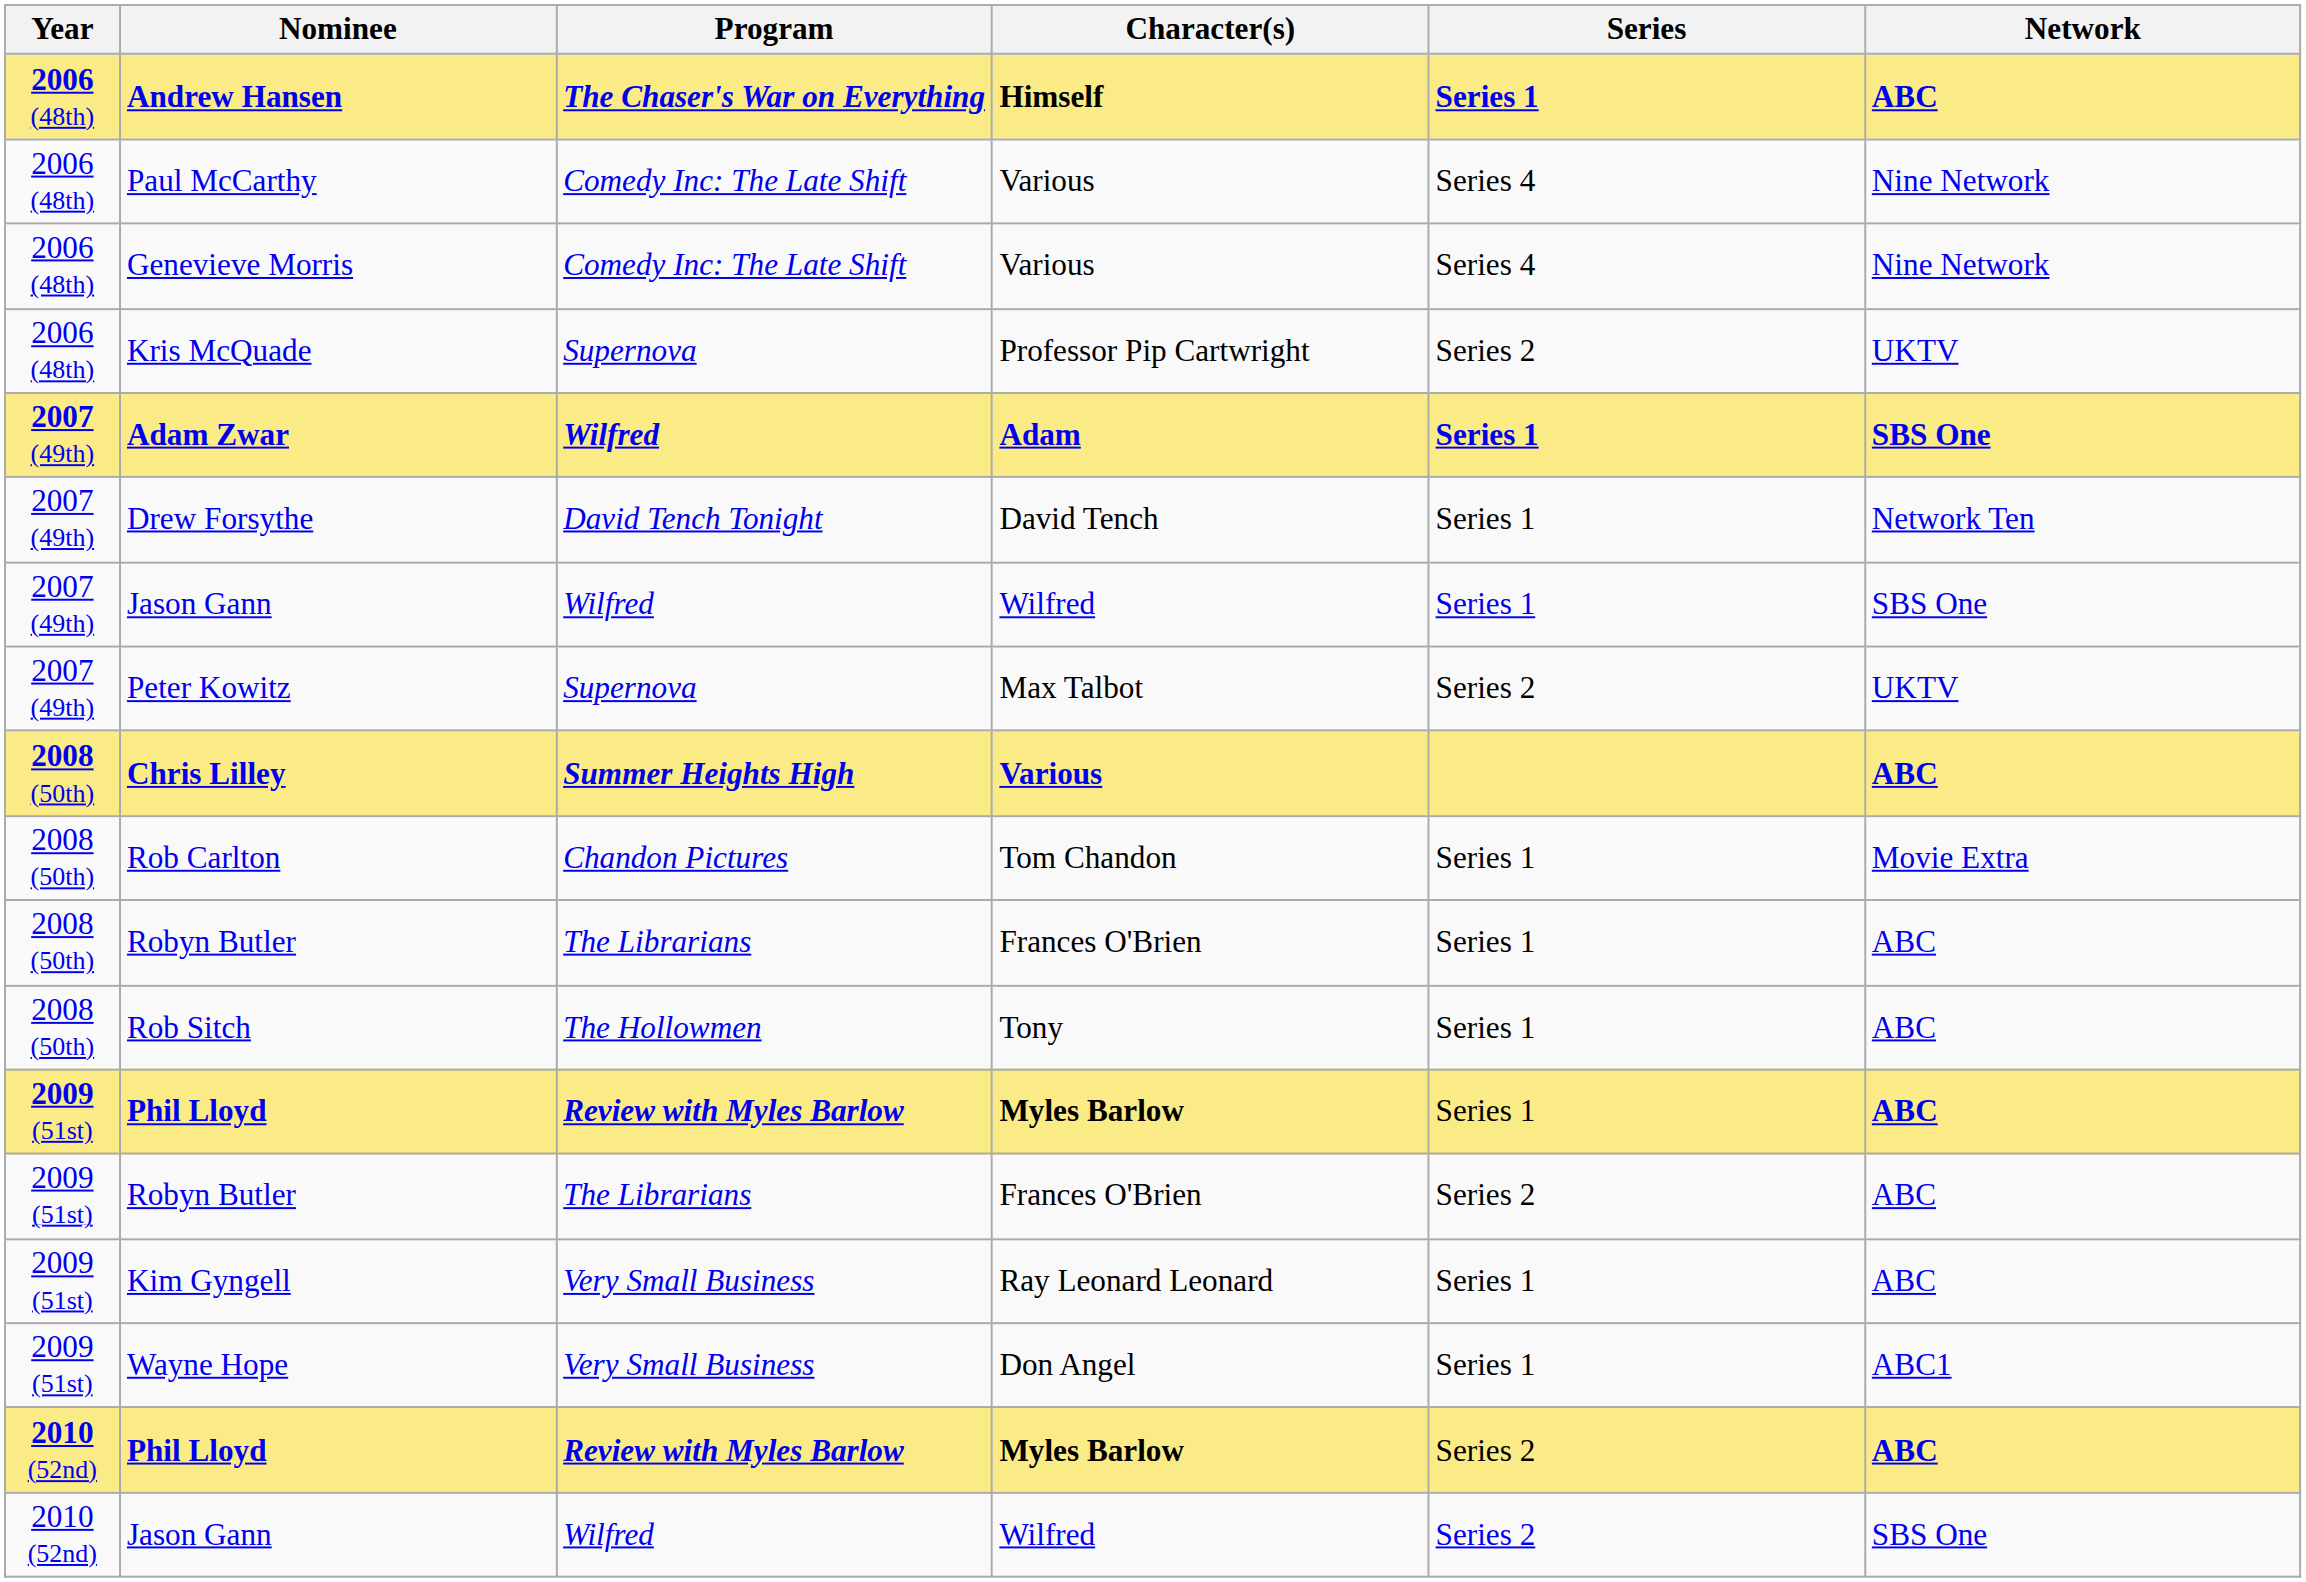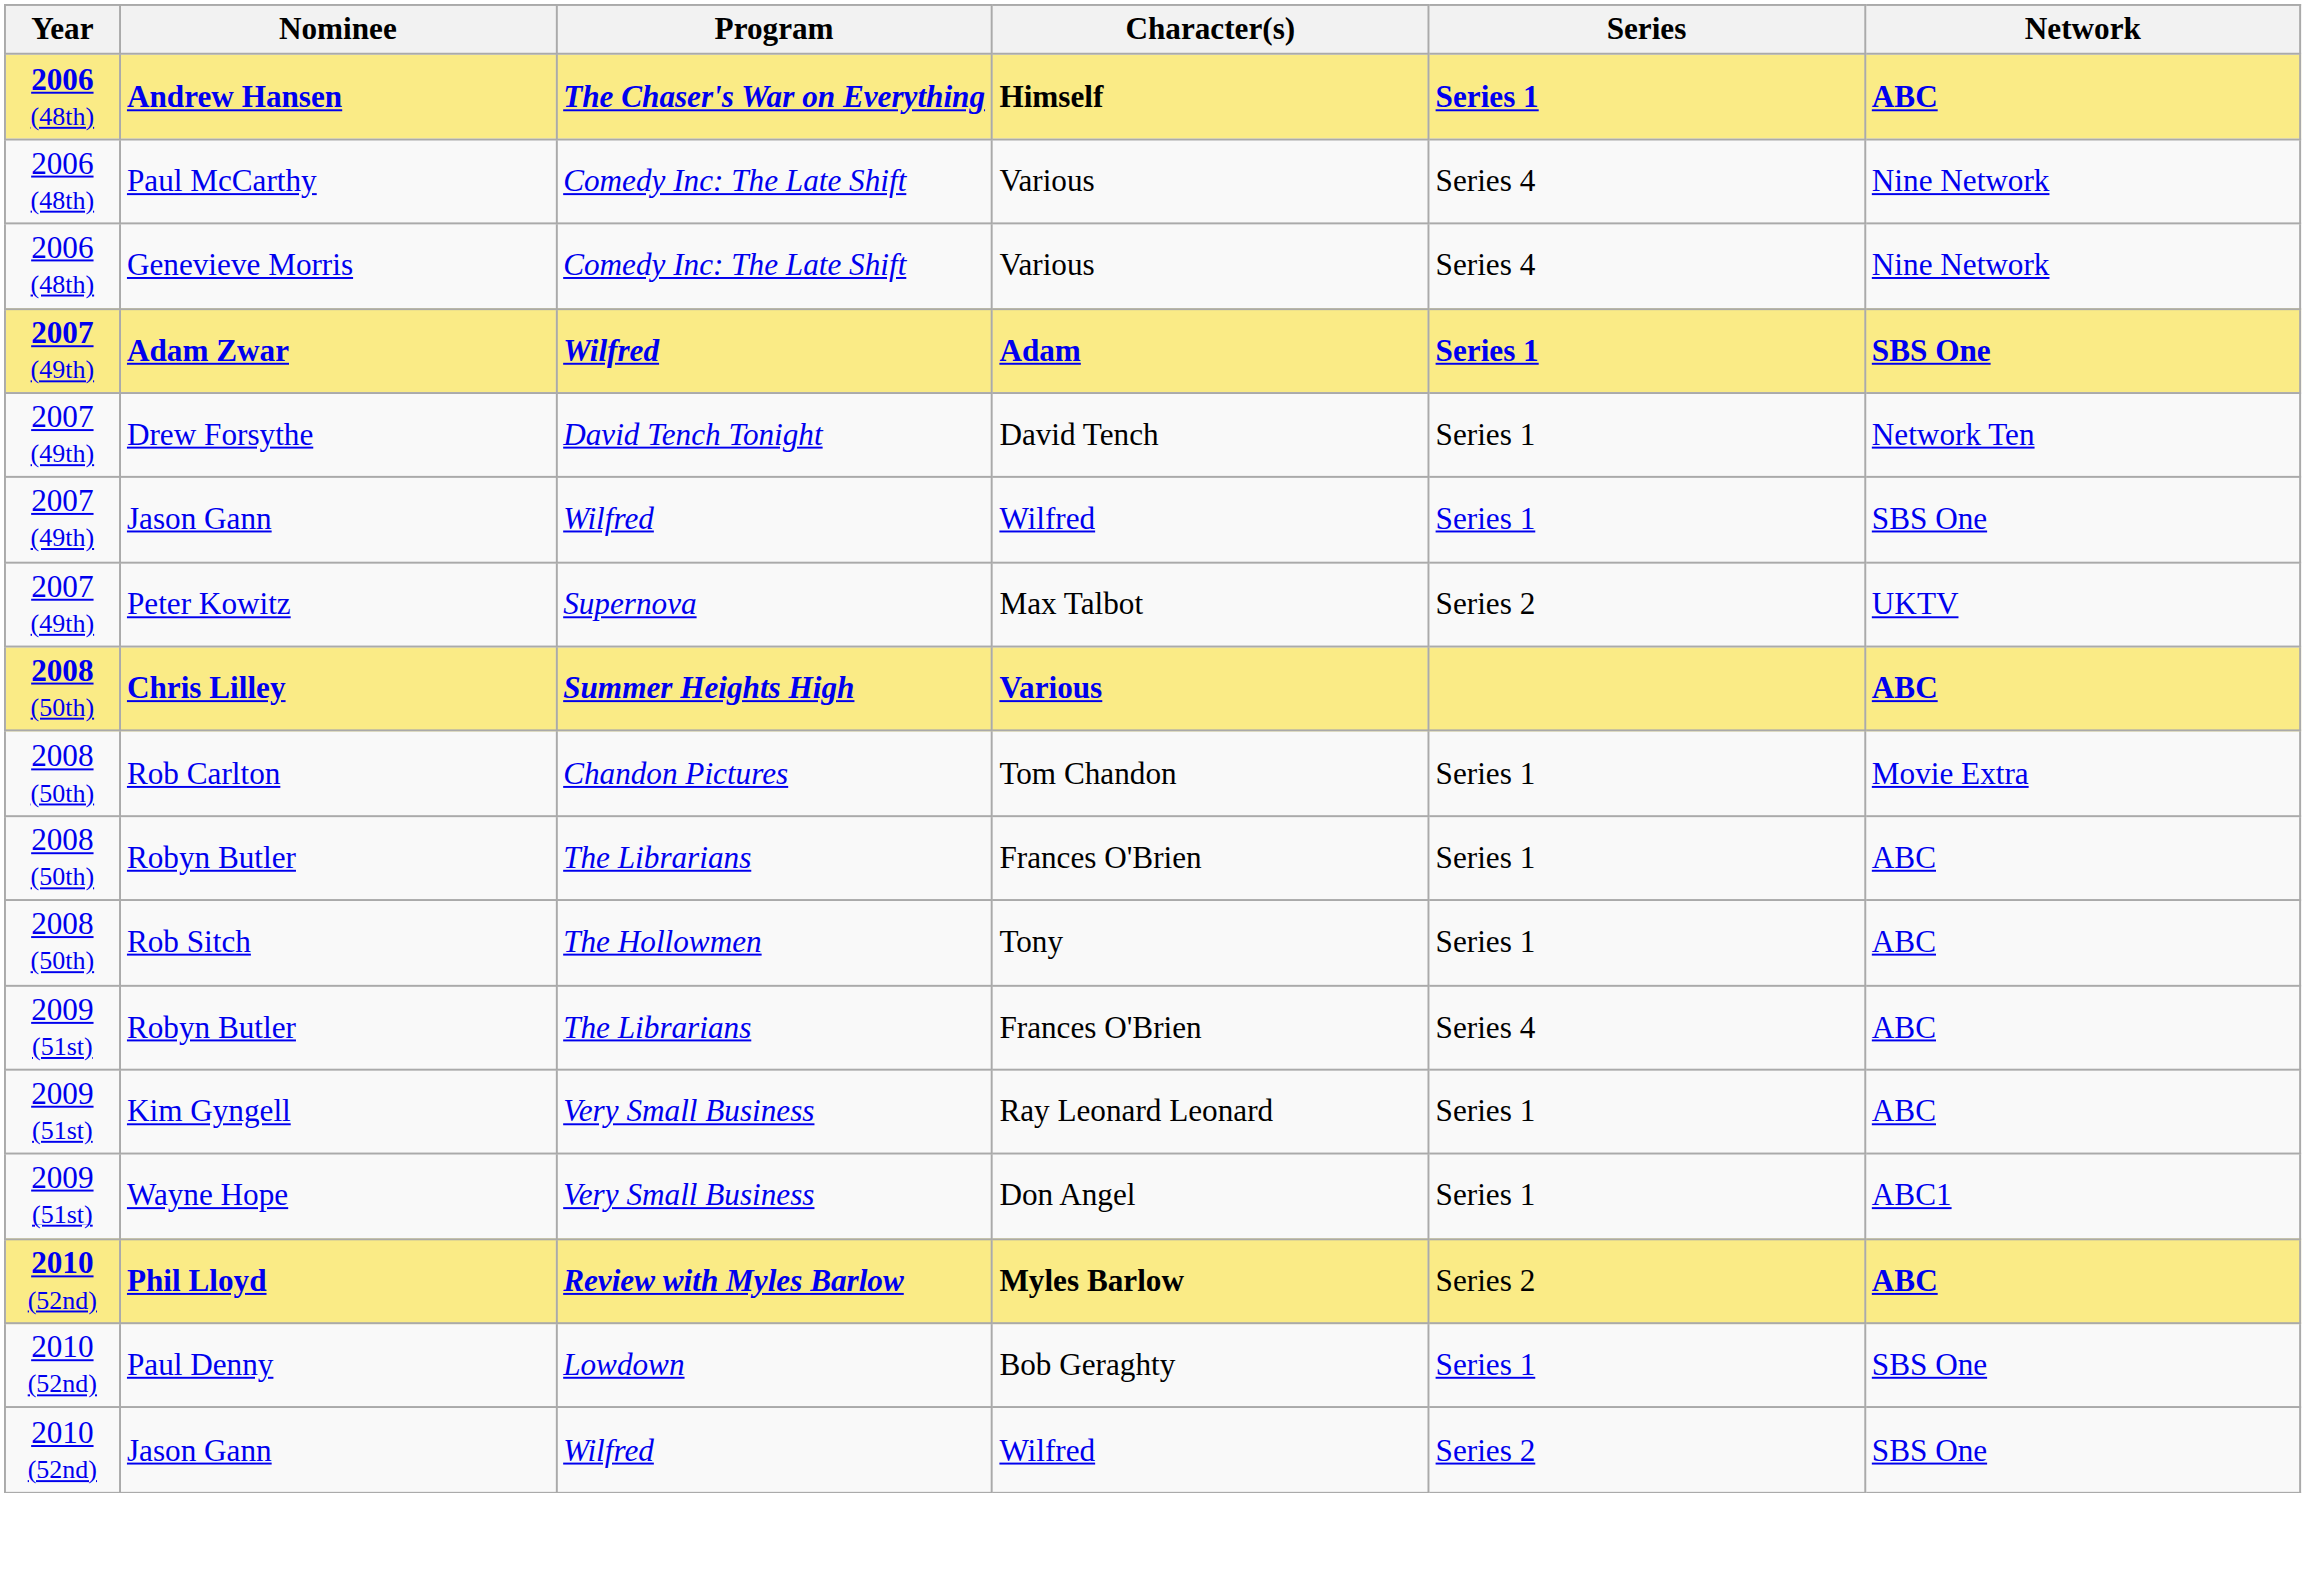- row: (62, 350)
- row: (62, 1111)
(1485, 1195) Series 2 -> (1485, 1026) Series 4
+ row: (62, 1364)
